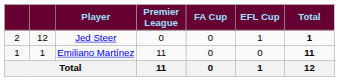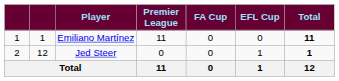rows swapped: (96, 53) <-> (96, 38)
